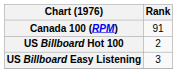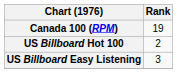(158, 28) 91 -> (158, 28) 19
